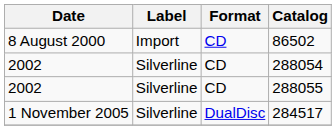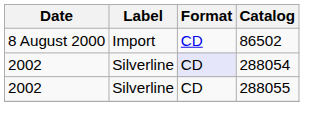(215, 64) no background -> (192, 64) lavender background
- row: (298, 112)
